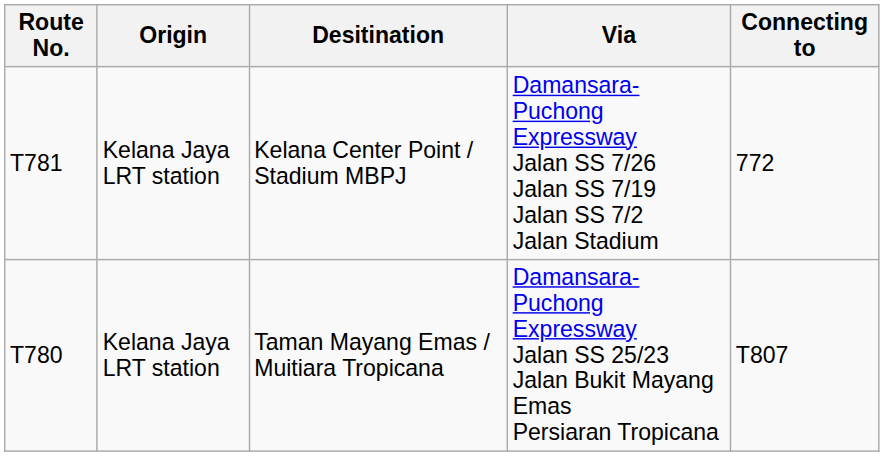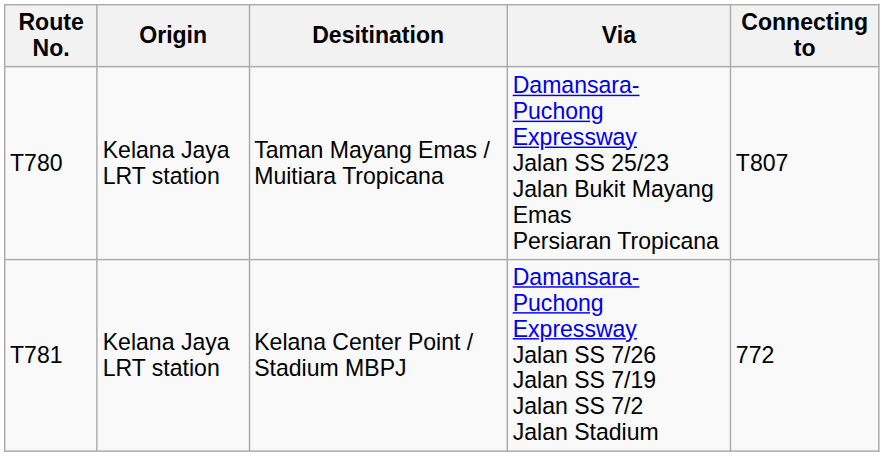rows swapped: (372, 355) <-> (364, 162)
